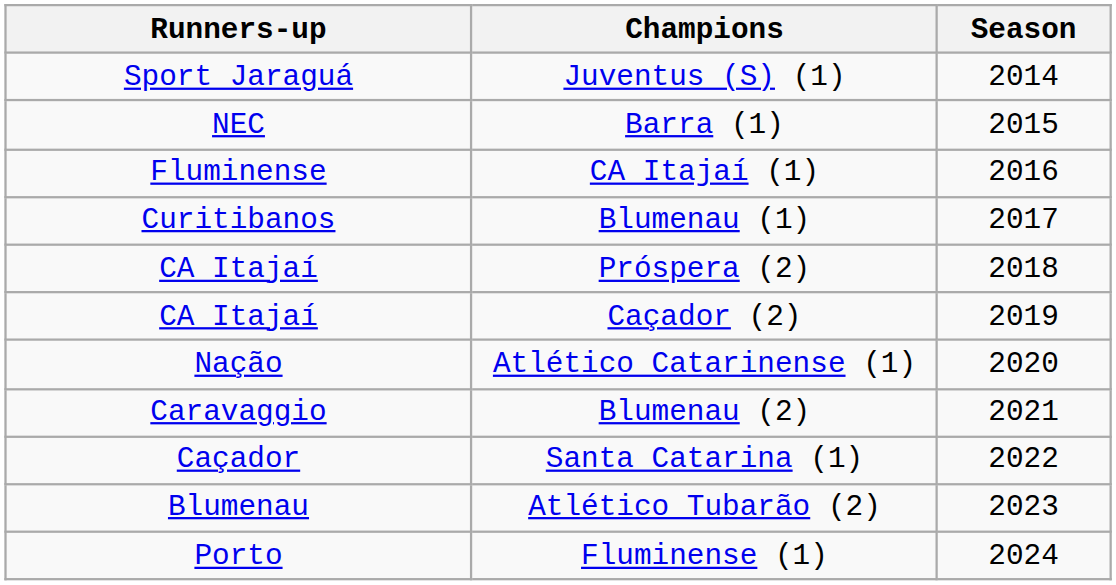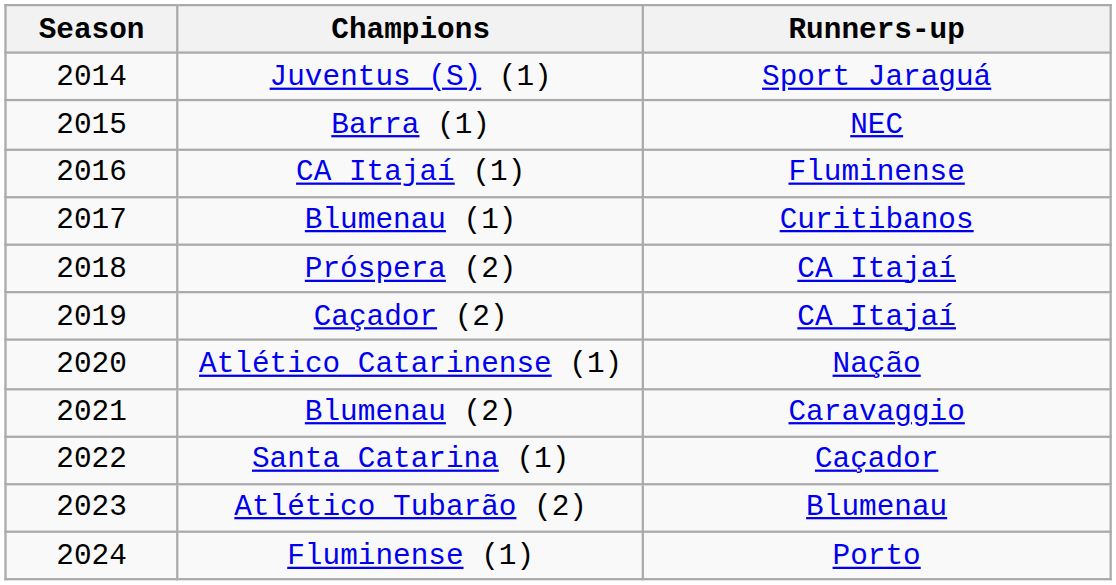columns swapped: (1024, 29) <-> (238, 29)
